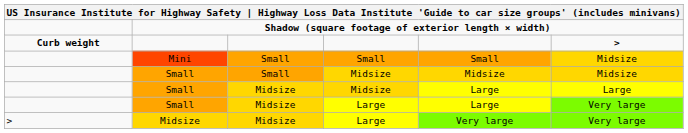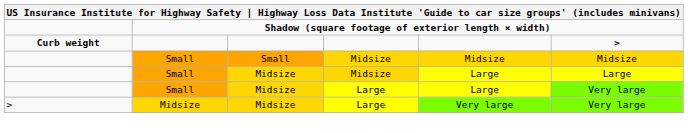- row: (180, 58)
